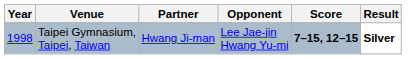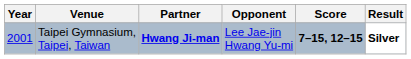(20, 38) 1998 -> (20, 38) 2001
(178, 38) normal -> (180, 38) bold
